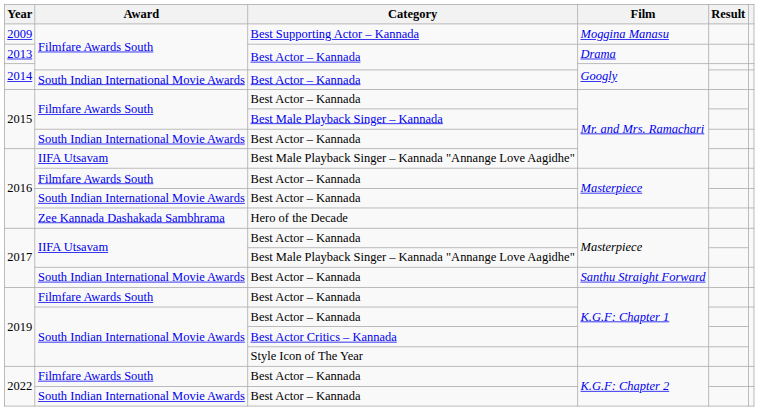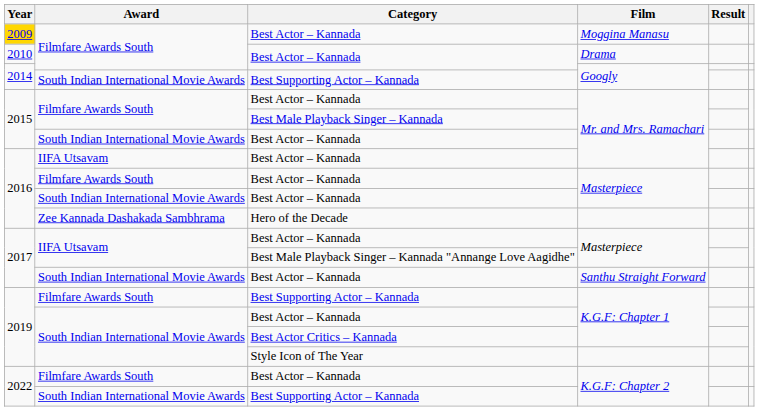(20, 34) no background -> (20, 34) gold background
(335, 34) Best Supporting Actor – Kannada -> (305, 34) Best Actor – Kannada
(20, 53) 2013 -> (20, 53) 2010
(305, 79) Best Actor – Kannada -> (335, 79) Best Supporting Actor – Kannada
(413, 158) Best Male Playback Singer – Kannada "Annange Love Aagidhe" -> (305, 158) Best Actor – Kannada
(305, 297) Best Actor – Kannada -> (335, 297) Best Supporting Actor – Kannada
(305, 396) Best Actor – Kannada -> (335, 396) Best Supporting Actor – Kannada
